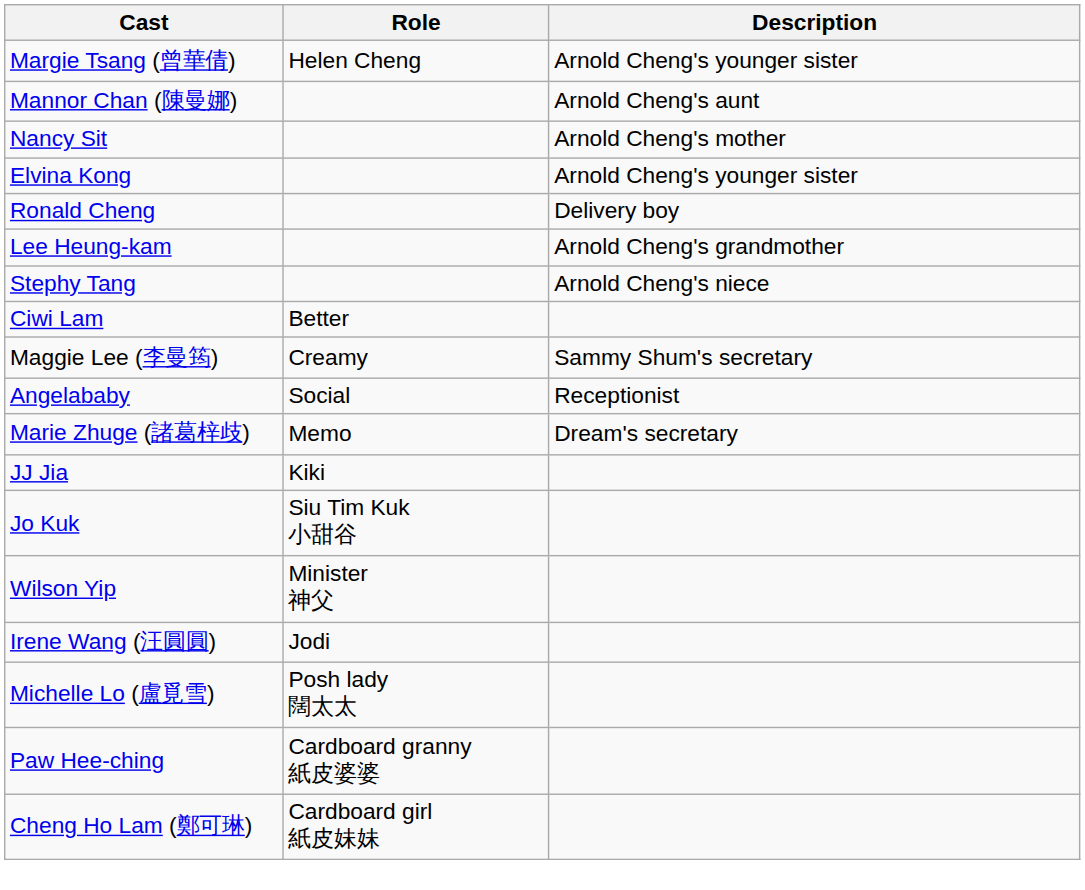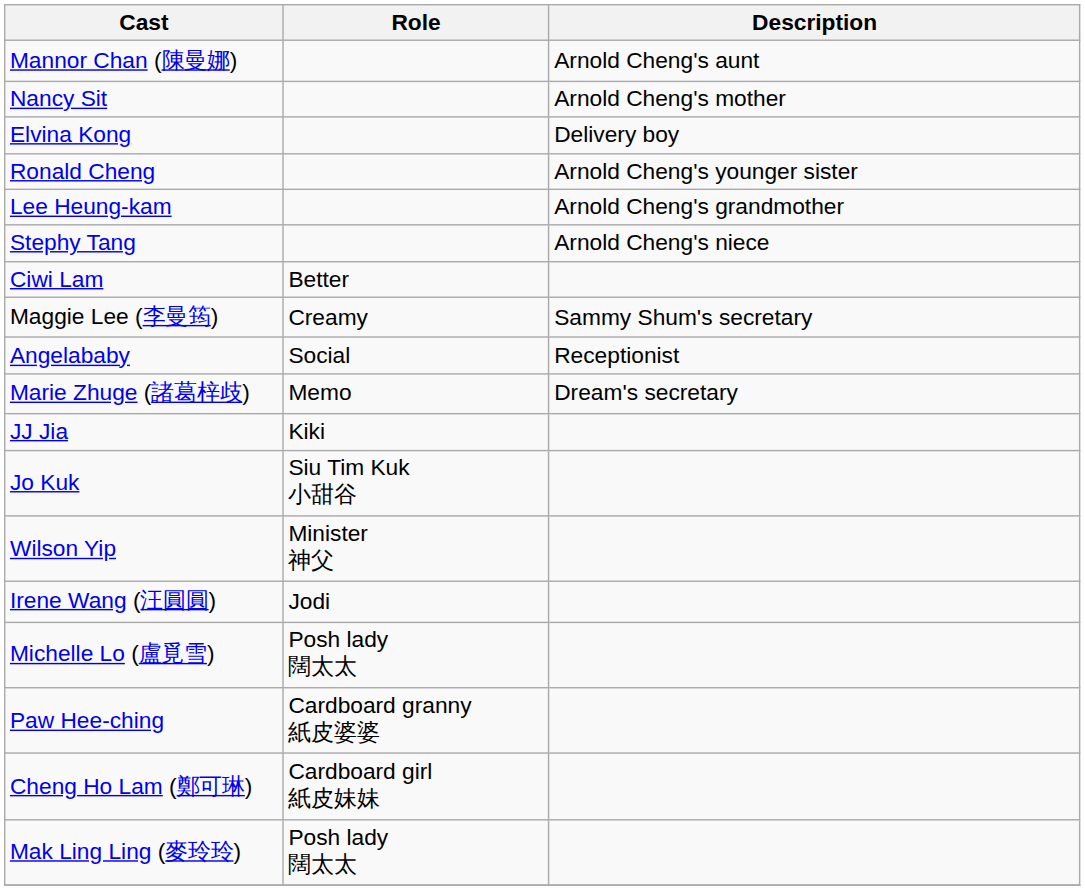- row: (123, 59)
(706, 175) Arnold Cheng's younger sister -> (617, 134) Delivery boy
(617, 211) Delivery boy -> (706, 170) Arnold Cheng's younger sister
+ row: (125, 851)
